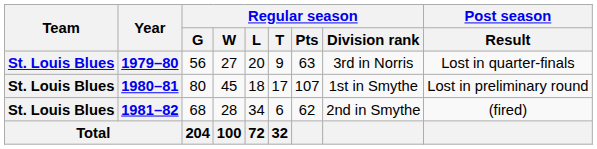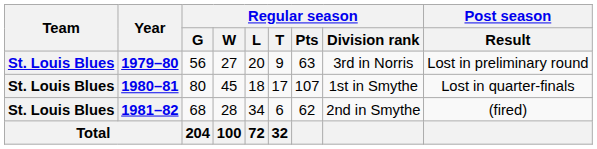(508, 63) Lost in quarter-finals -> (508, 63) Lost in preliminary round
(508, 86) Lost in preliminary round -> (508, 86) Lost in quarter-finals
